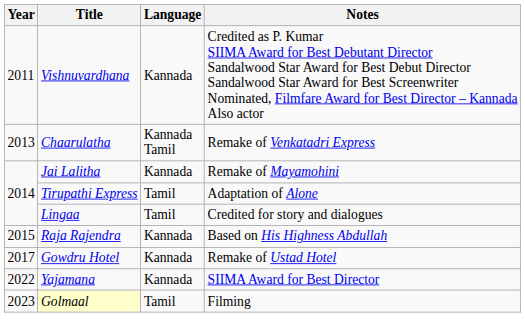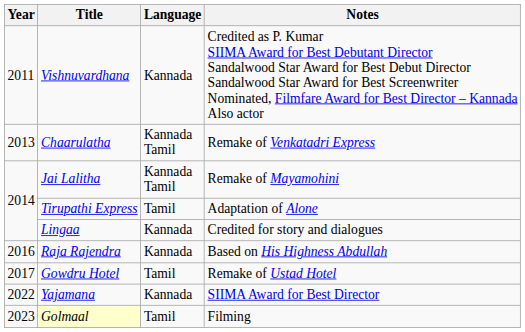(168, 171) Kannada -> (168, 179) Kannada Tamil
(160, 214) Tamil -> (168, 230) Kannada
(21, 236) 2015 -> (21, 251) 2016
(168, 258) Kannada -> (160, 273) Tamil
